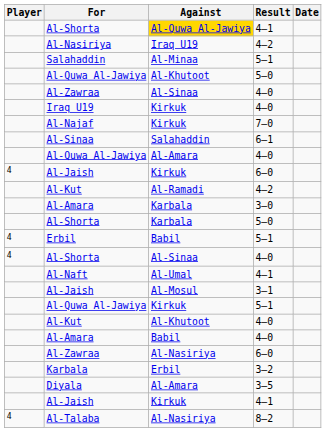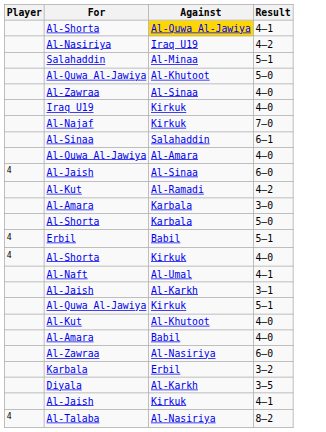- column: (307, 12)
(169, 172) Kirkuk -> (174, 172) Al-Sinaa
(174, 257) Al-Sinaa -> (169, 257) Kirkuk
(174, 290) Al-Mosul -> (174, 290) Al-Karkh
(174, 385) Al-Amara -> (174, 385) Al-Karkh
